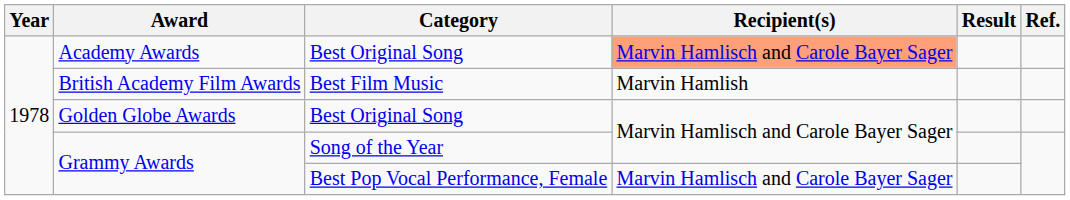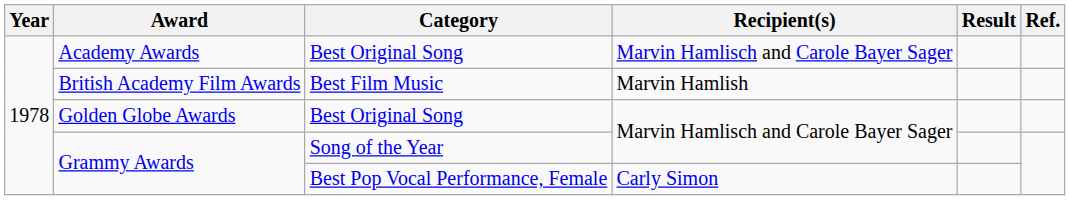(784, 52) lightsalmon background -> (784, 52) no background
(784, 178) Marvin Hamlisch and Carole Bayer Sager -> (667, 178) Carly Simon
